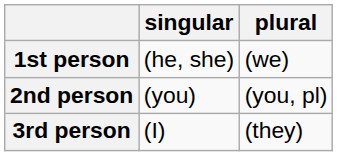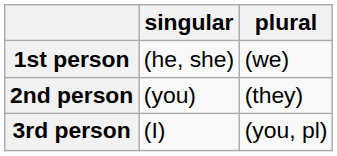(286, 95) (you, pl) -> (274, 95) (they)
(274, 131) (they) -> (286, 131) (you, pl)
